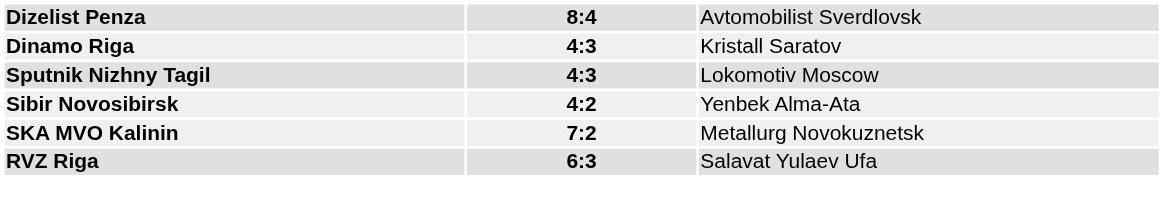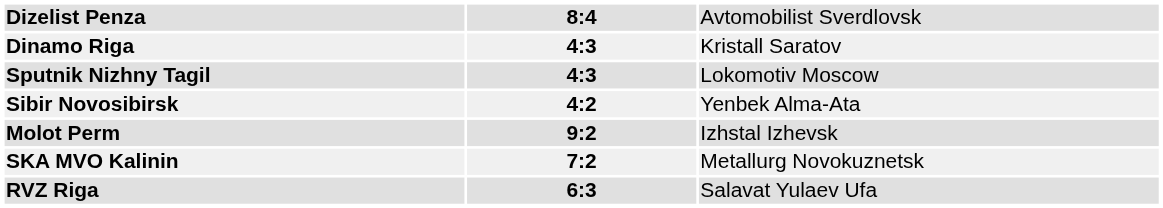+ row: (63, 132)
